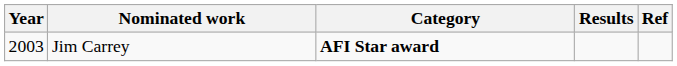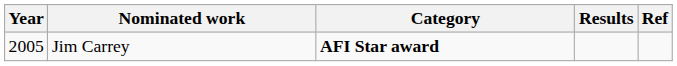(26, 46) 2003 -> (26, 46) 2005
